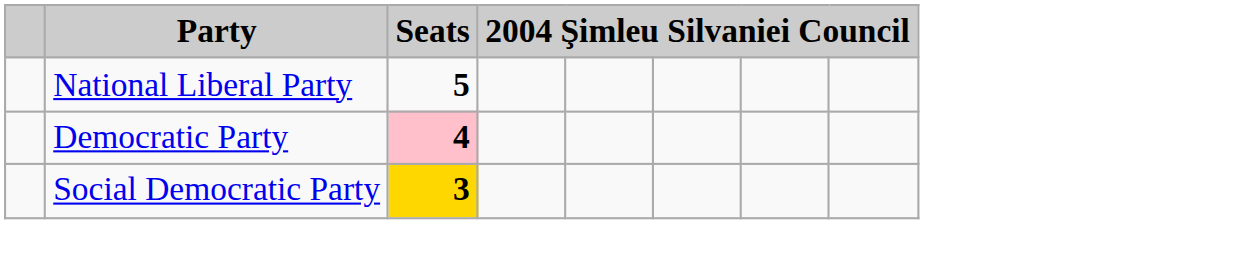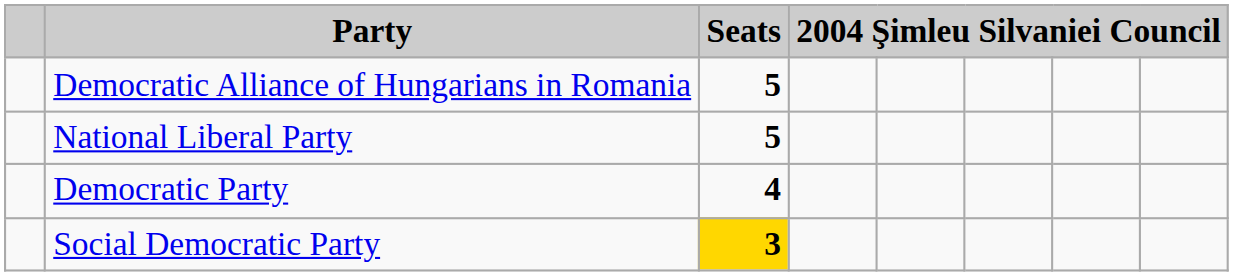+ row: (372, 84)
(461, 137) pink background -> (773, 190) no background
